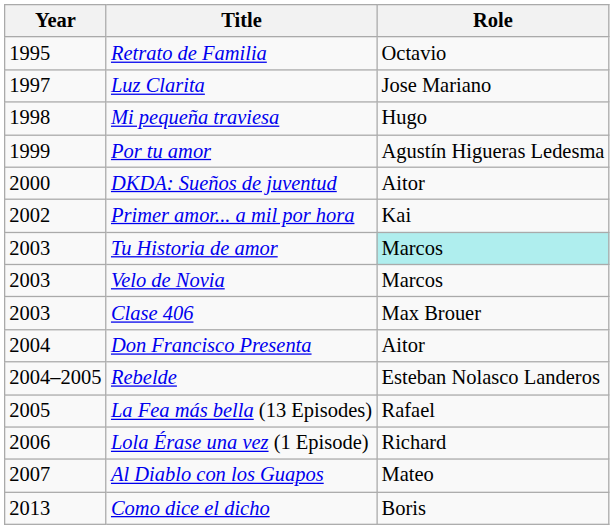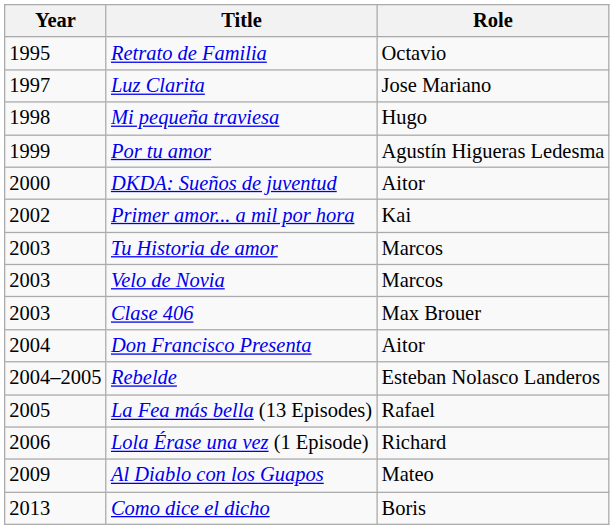(412, 248) paleturquoise background -> (412, 248) no background
(30, 475) 2007 -> (30, 475) 2009
